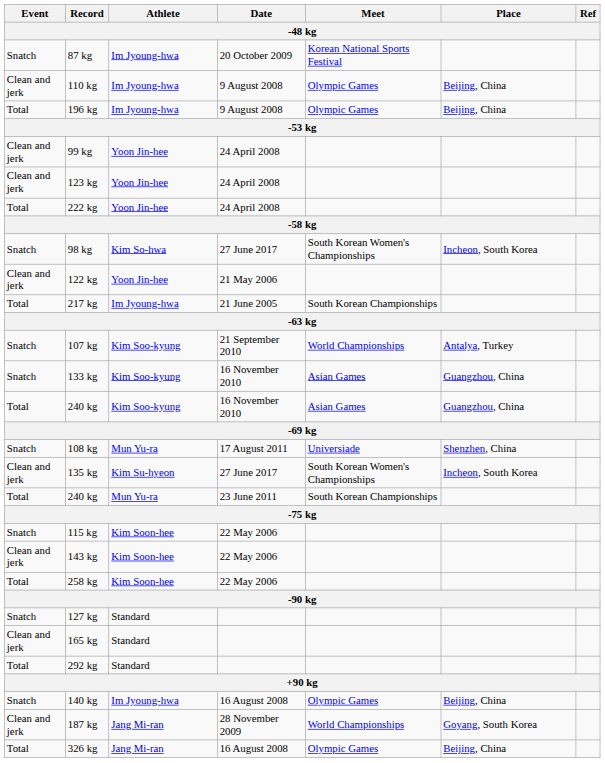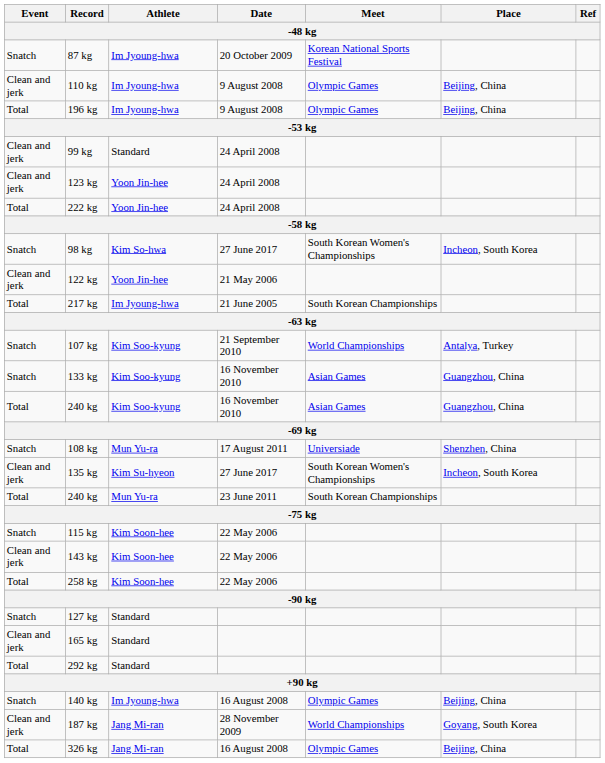(140, 152) Yoon Jin-hee -> (130, 152) Standard
